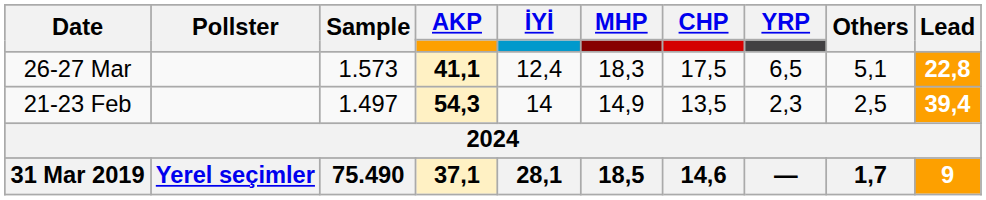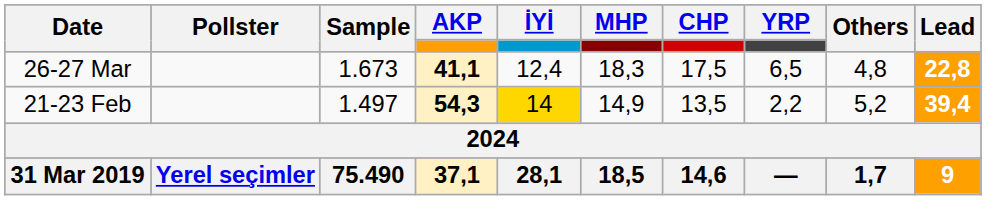(368, 68) 1.573 -> (368, 68) 1.673
(871, 68) 5,1 -> (871, 68) 4,8
(539, 104) no background -> (539, 104) gold background
(786, 104) 2,3 -> (786, 104) 2,2
(871, 104) 2,5 -> (871, 104) 5,2
